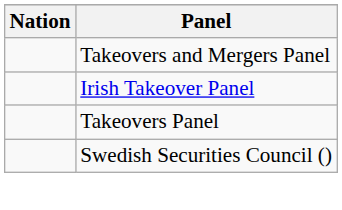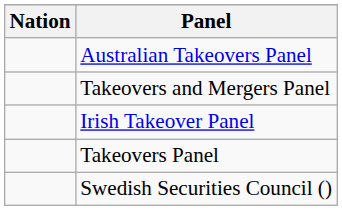+ row: (196, 54)
